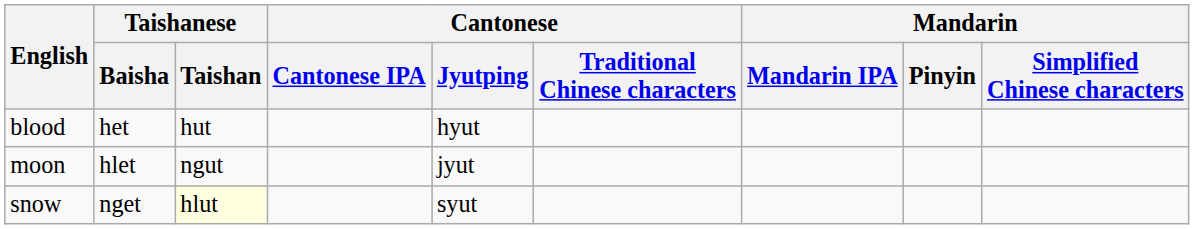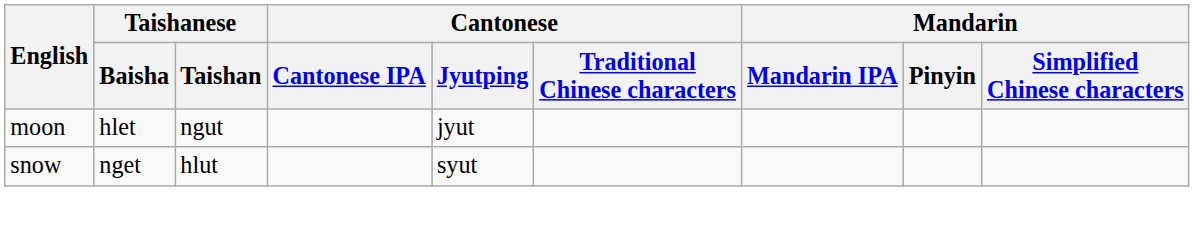- row: (38, 127)
(199, 204) lightyellow background -> (199, 165) no background
